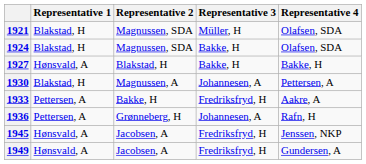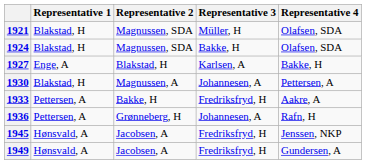(61, 64) Hønsvald, A -> (51, 64) Enge, A
(219, 64) Bakke, H -> (222, 64) Karlsen, A
